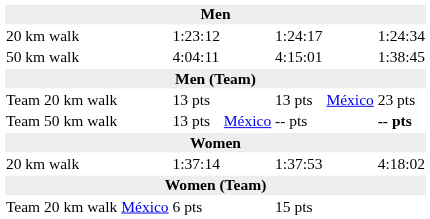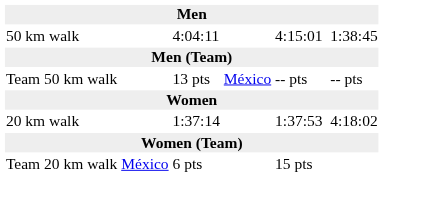- row: (43, 35)
- row: (62, 100)
(395, 121) bold -> (346, 78) normal
